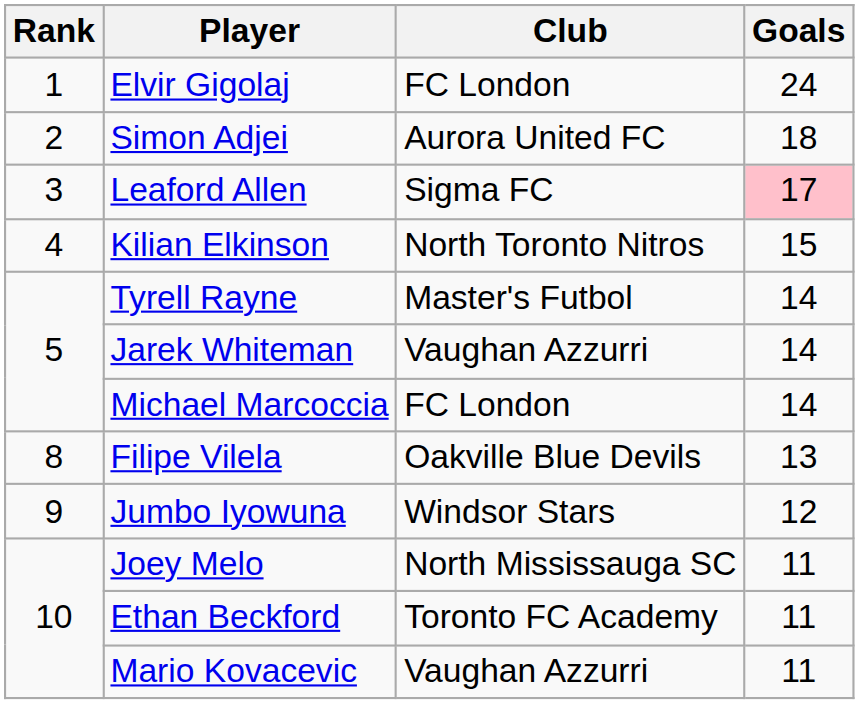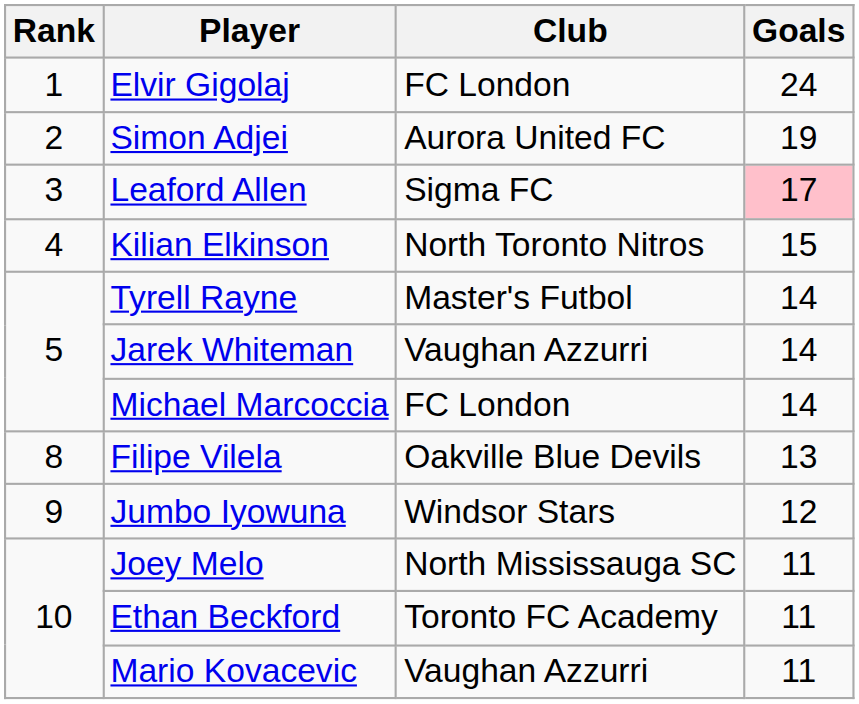(799, 137) 18 -> (799, 137) 19
